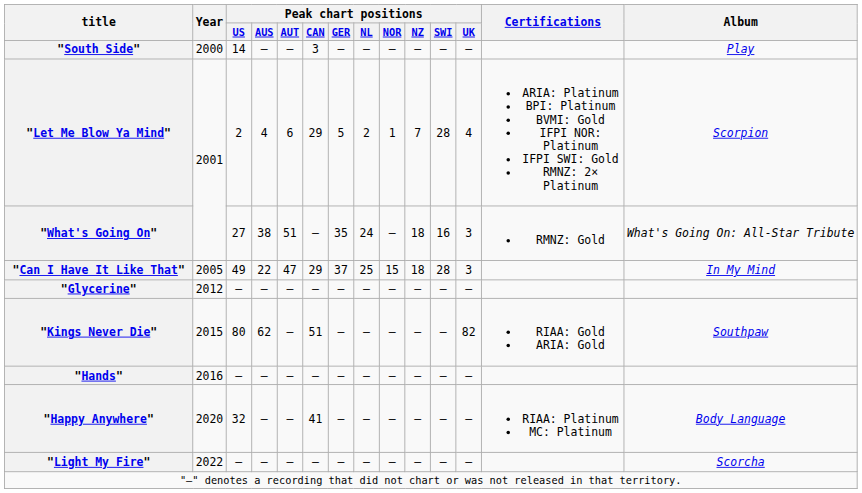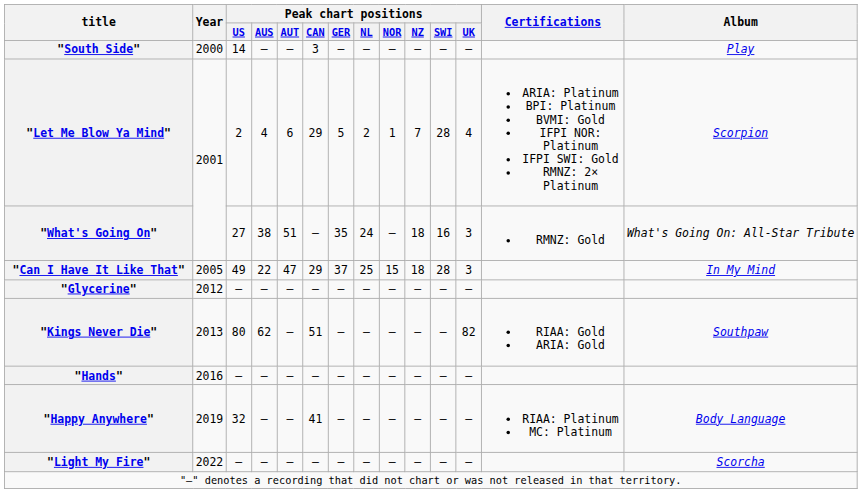(209, 332) 2015 -> (209, 332) 2013
(209, 419) 2020 -> (209, 419) 2019
